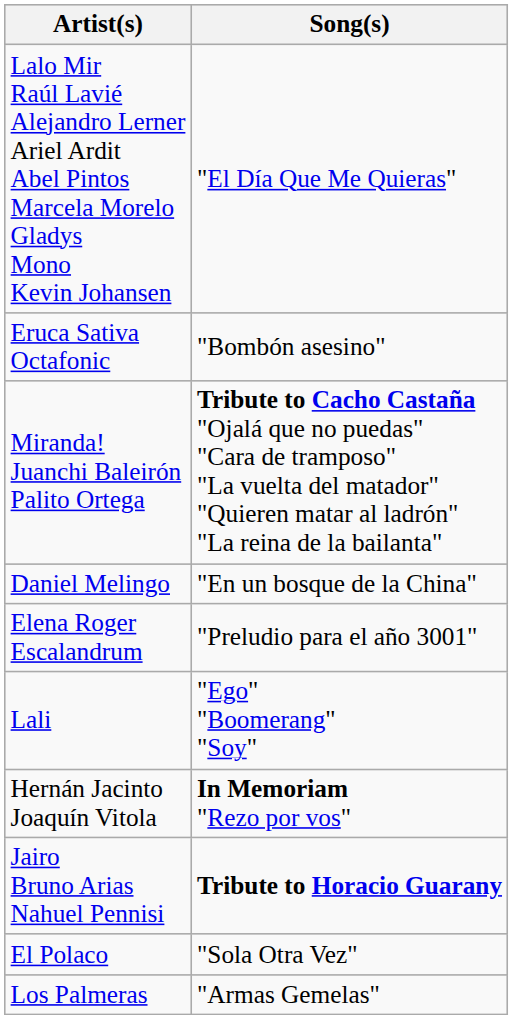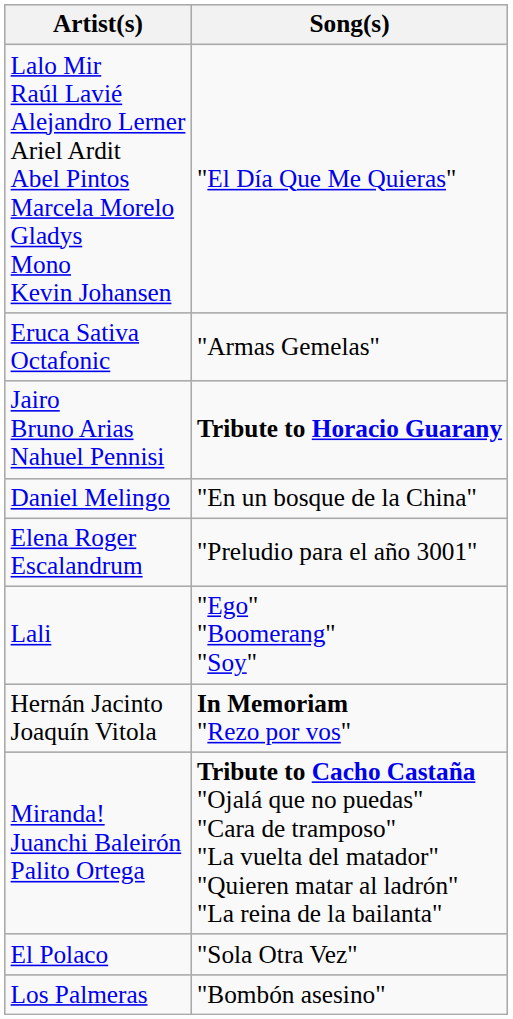(291, 346) "Bombón asesino" -> (288, 346) "Armas Gemelas"
rows swapped: (96, 471) <-> (88, 885)
(288, 994) "Armas Gemelas" -> (291, 994) "Bombón asesino"
